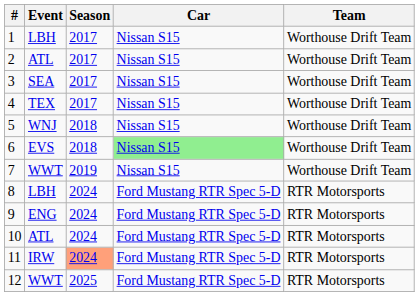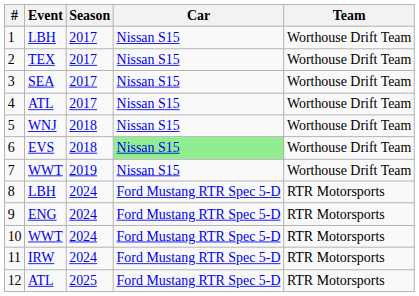(41, 59) ATL -> (42, 59) TEX
(42, 103) TEX -> (41, 103) ATL
(41, 236) ATL -> (45, 236) WWT
(83, 258) lightsalmon background -> (83, 258) no background
(45, 280) WWT -> (41, 280) ATL
